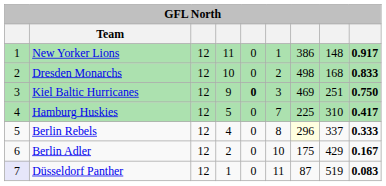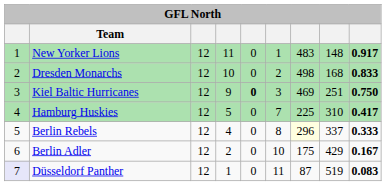(305, 53) 386 -> (305, 53) 483
